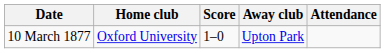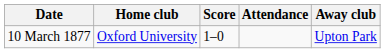columns swapped: (273, 15) <-> (344, 15)
